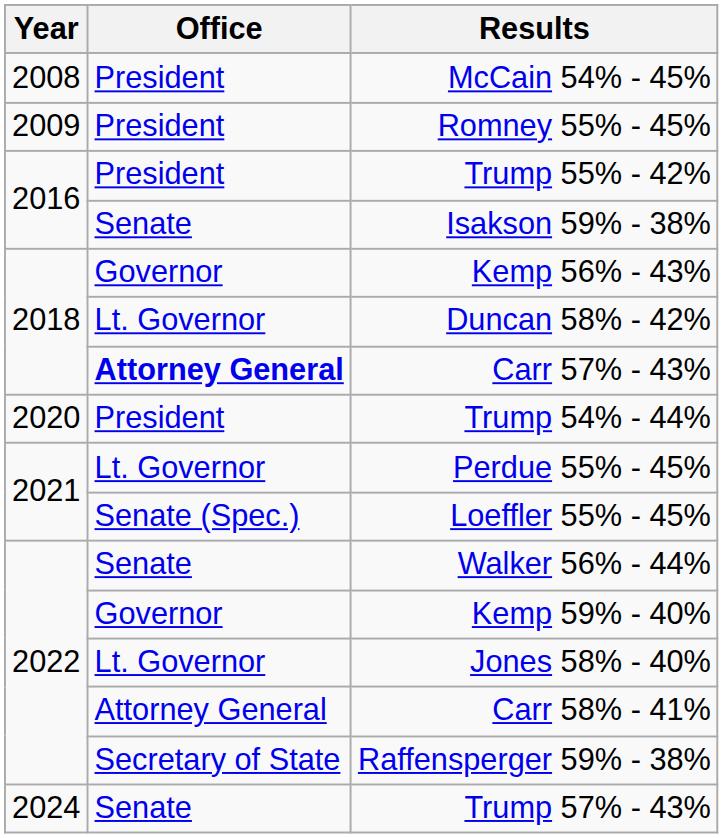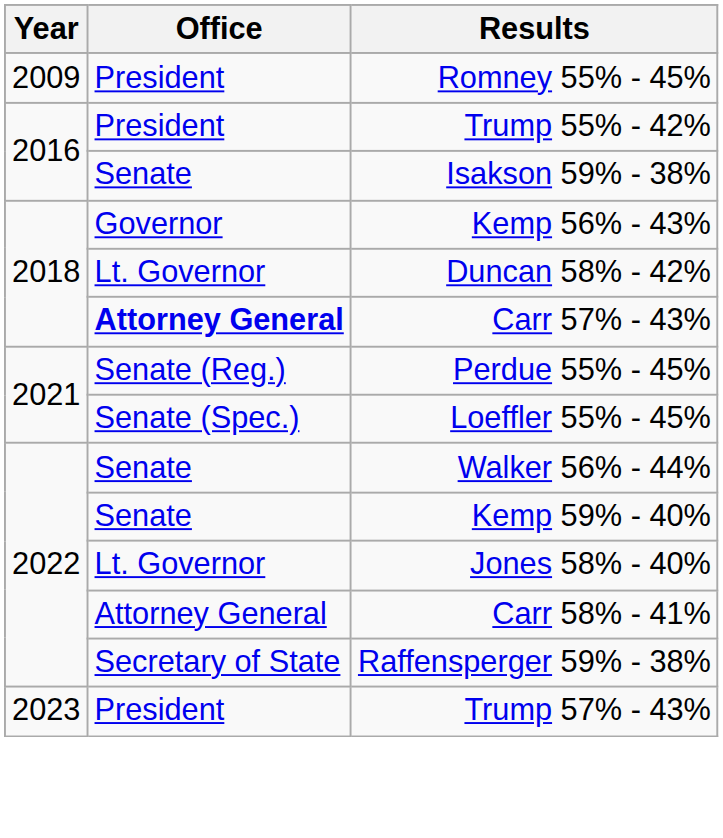- row: (579, 77)
- row: (588, 418)
(180, 467) Lt. Governor -> (190, 369) Senate (Reg.)
(159, 613) Governor -> (143, 516) Senate
(46, 808) 2024 -> (46, 710) 2023
(143, 808) Senate -> (159, 710) President
